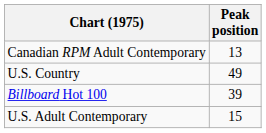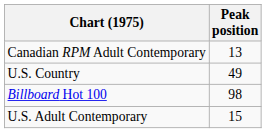(235, 95) 39 -> (235, 95) 98
